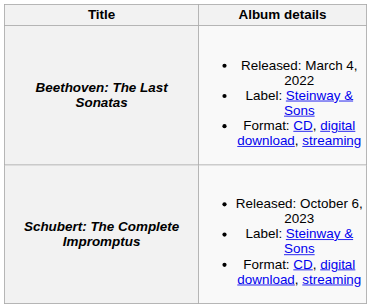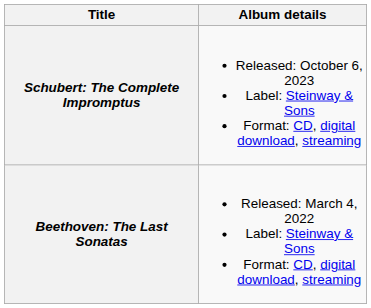rows swapped: (102, 95) <-> (102, 234)
